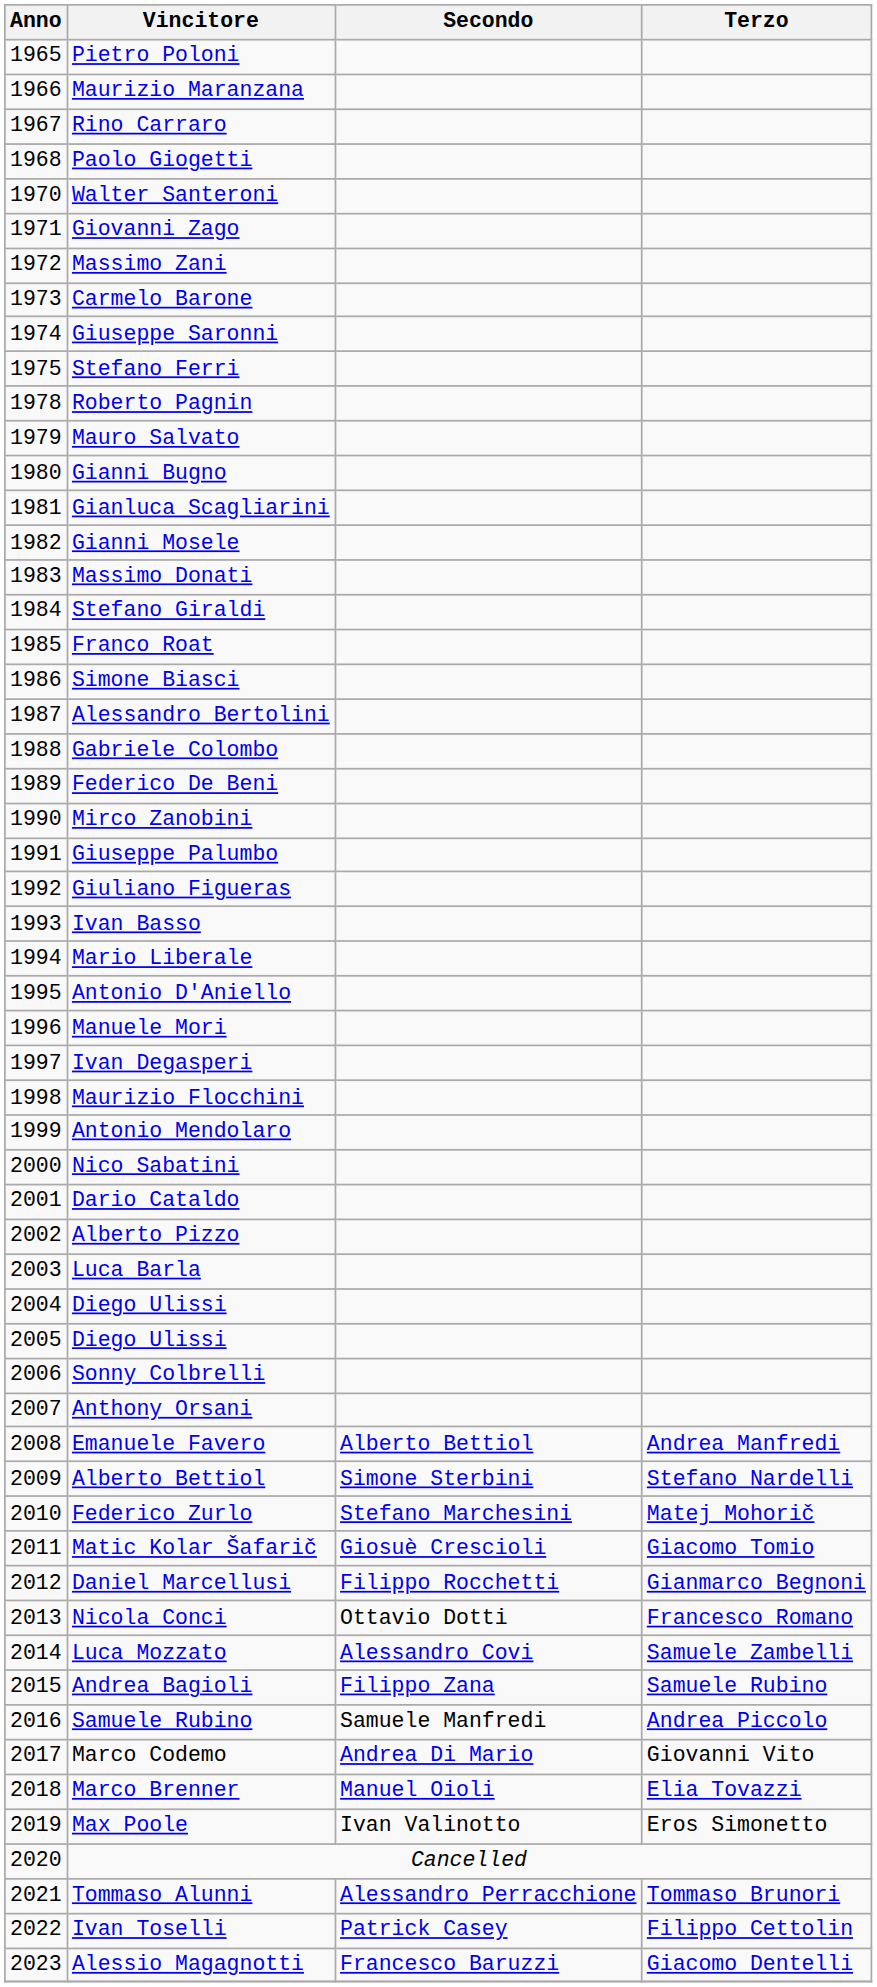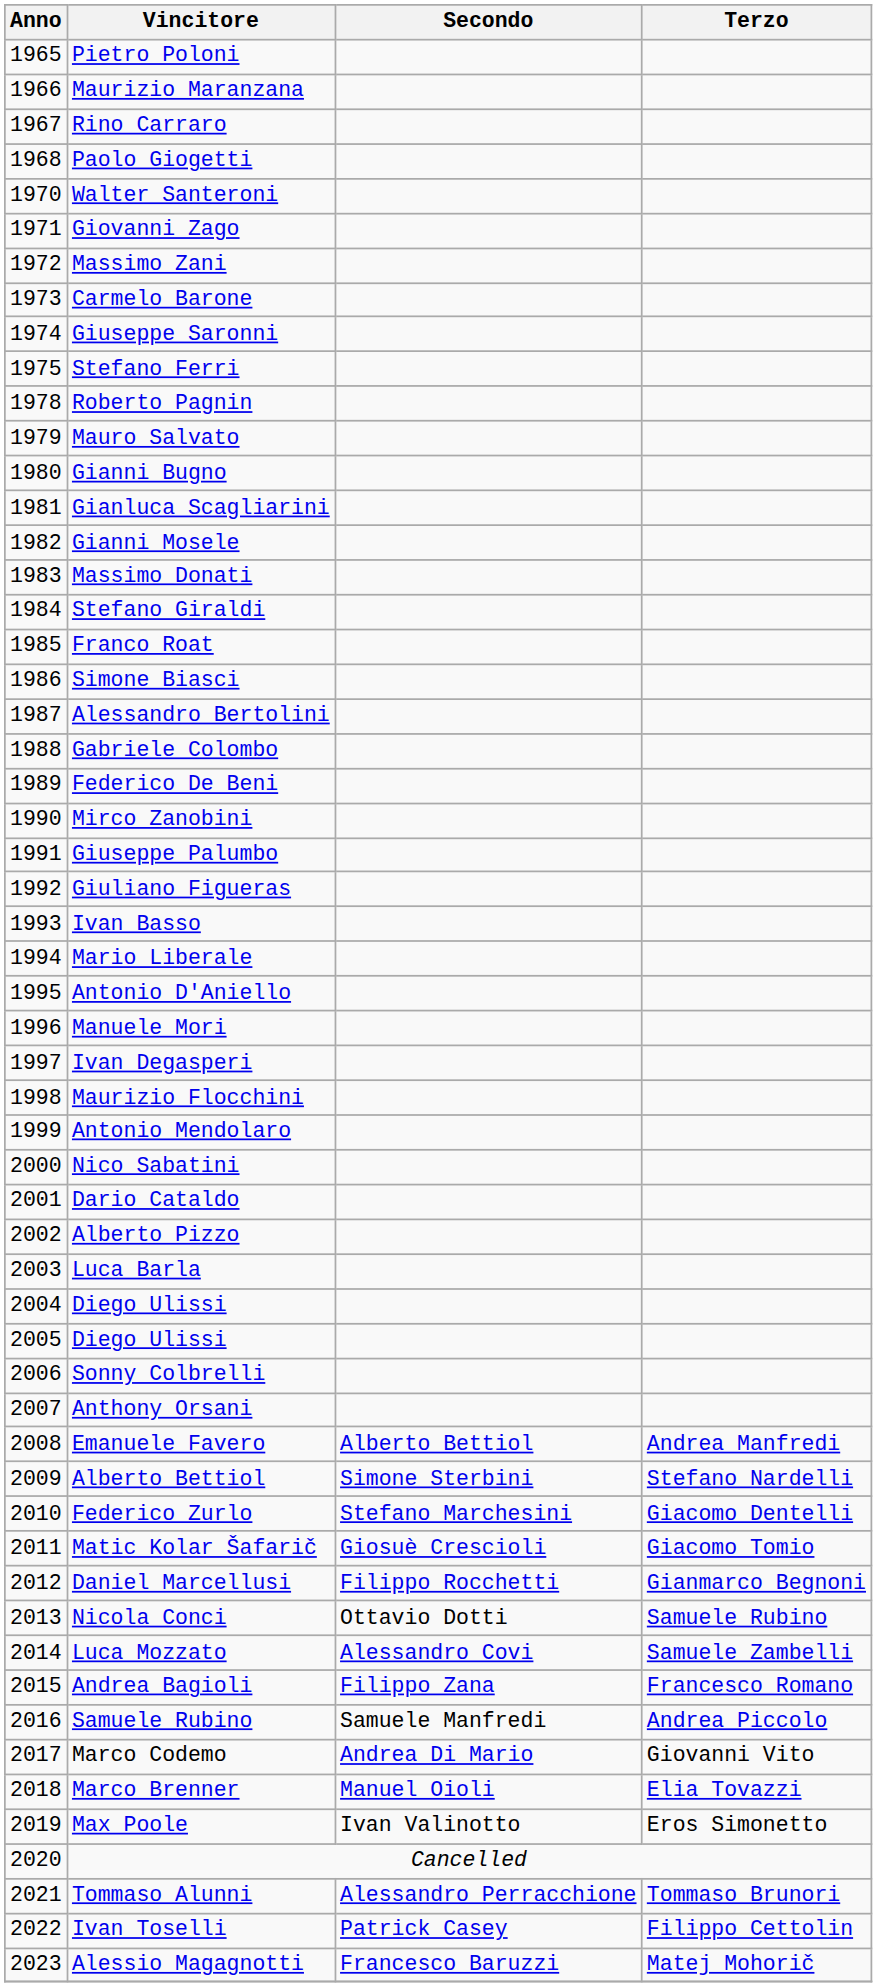(731, 1514) Matej Mohorič -> (750, 1514) Giacomo Dentelli
(750, 1618) Francesco Romano -> (737, 1618) Samuele Rubino
(737, 1688) Samuele Rubino -> (750, 1688) Francesco Romano
(750, 1965) Giacomo Dentelli -> (731, 1965) Matej Mohorič
